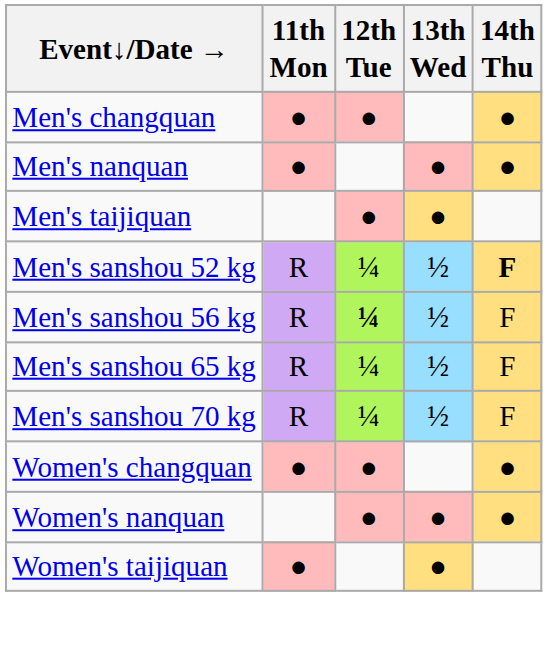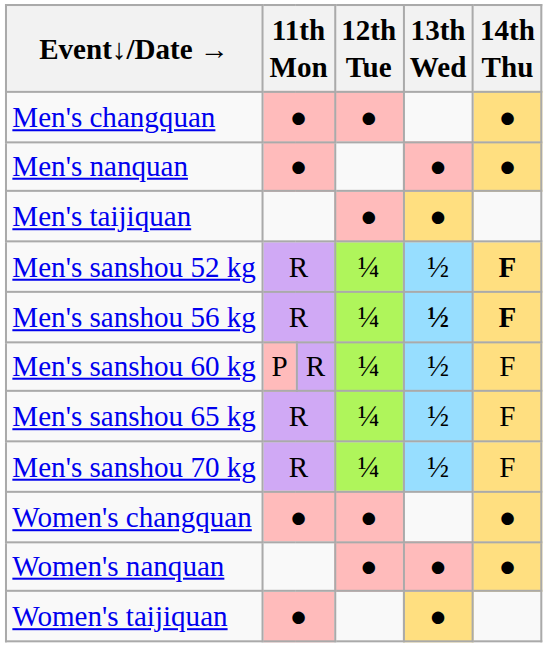(369, 316) bold -> (369, 316) normal
(438, 316) normal -> (438, 316) bold
(507, 316) normal -> (507, 316) bold
+ row: (134, 366)
